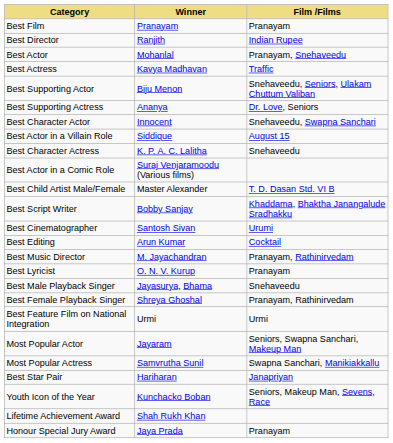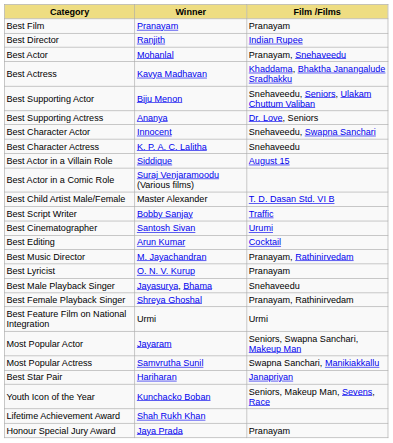(261, 69) Traffic -> (317, 74) Khaddama, Bhaktha Janangalude Sradhakku
rows swapped: (53, 151) <-> (60, 137)
(317, 209) Khaddama, Bhaktha Janangalude Sradhakku -> (261, 214) Traffic
